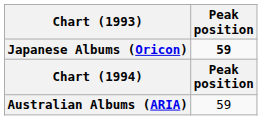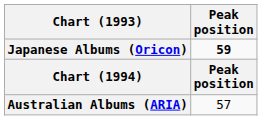(224, 104) 59 -> (224, 104) 57
